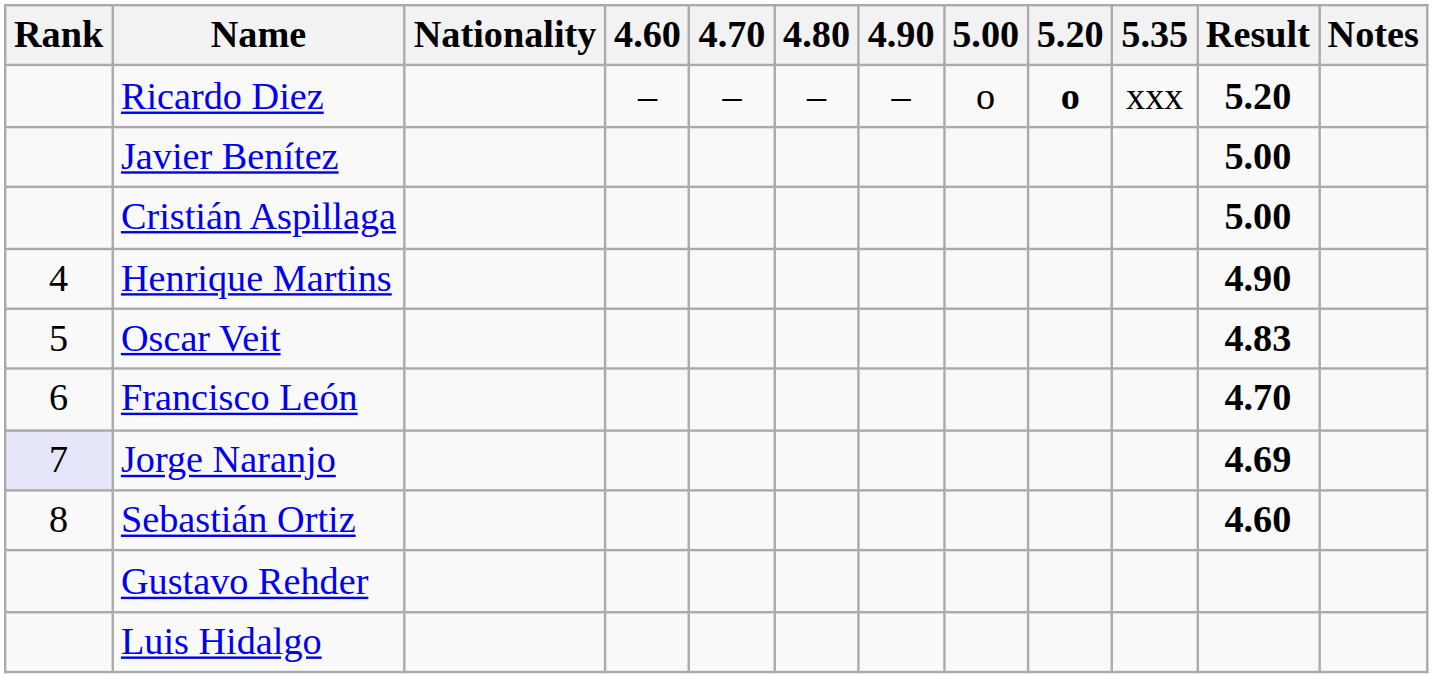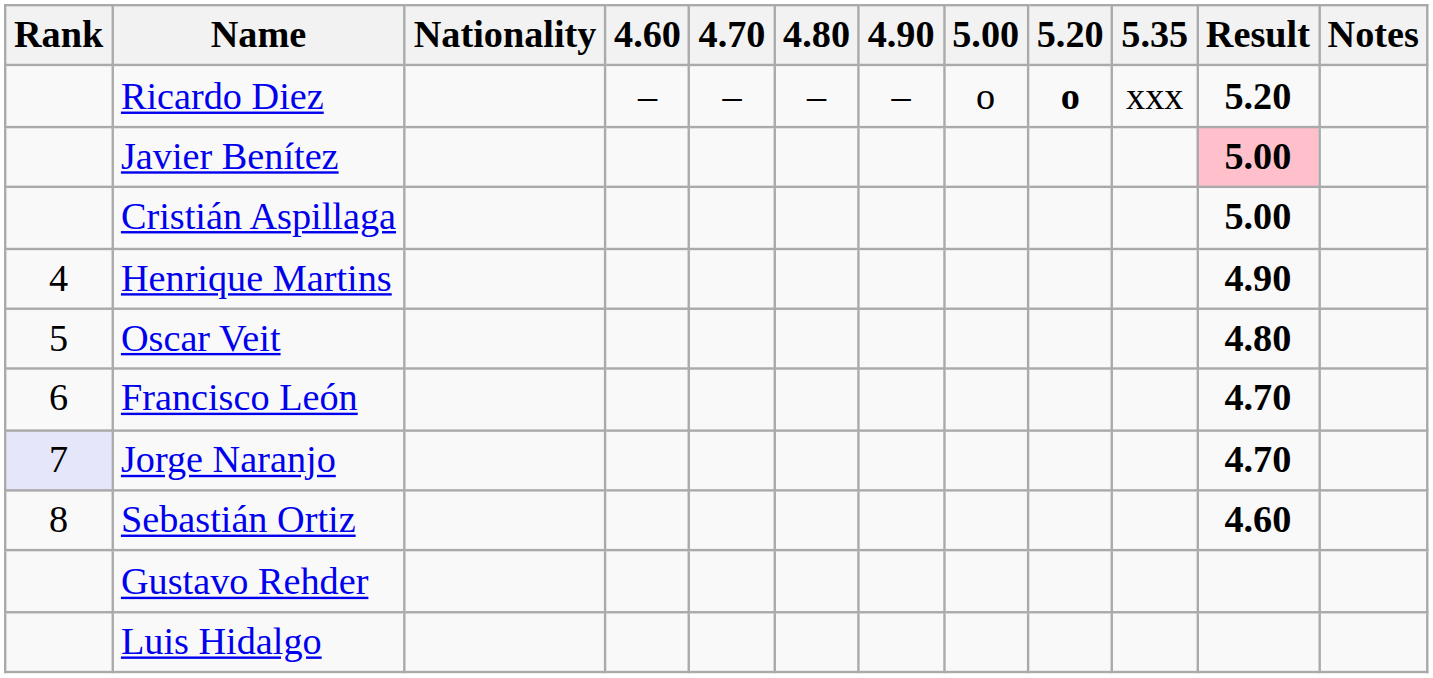(1258, 156) no background -> (1258, 156) pink background
(1258, 338) 4.83 -> (1258, 338) 4.80
(1258, 459) 4.69 -> (1258, 459) 4.70
